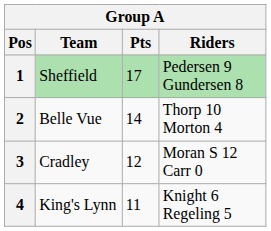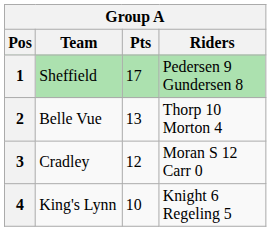(134, 119) 14 -> (134, 119) 13
(133, 205) 11 -> (134, 205) 10
